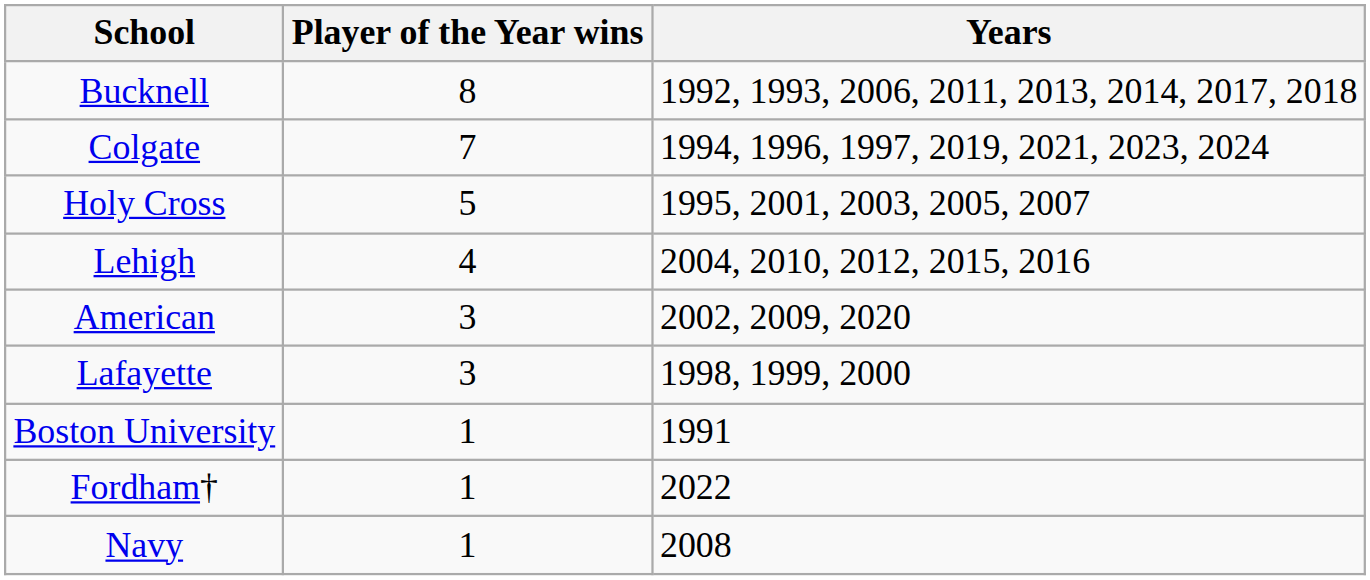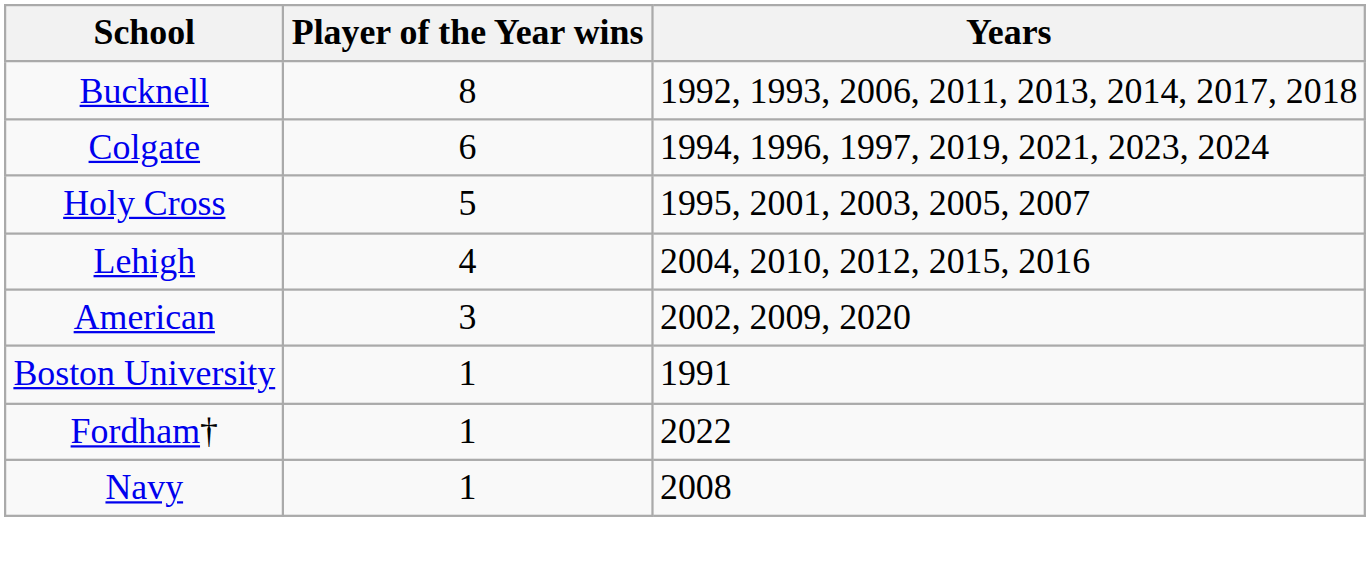(468, 146) 7 -> (468, 146) 6
- row: (144, 373)
